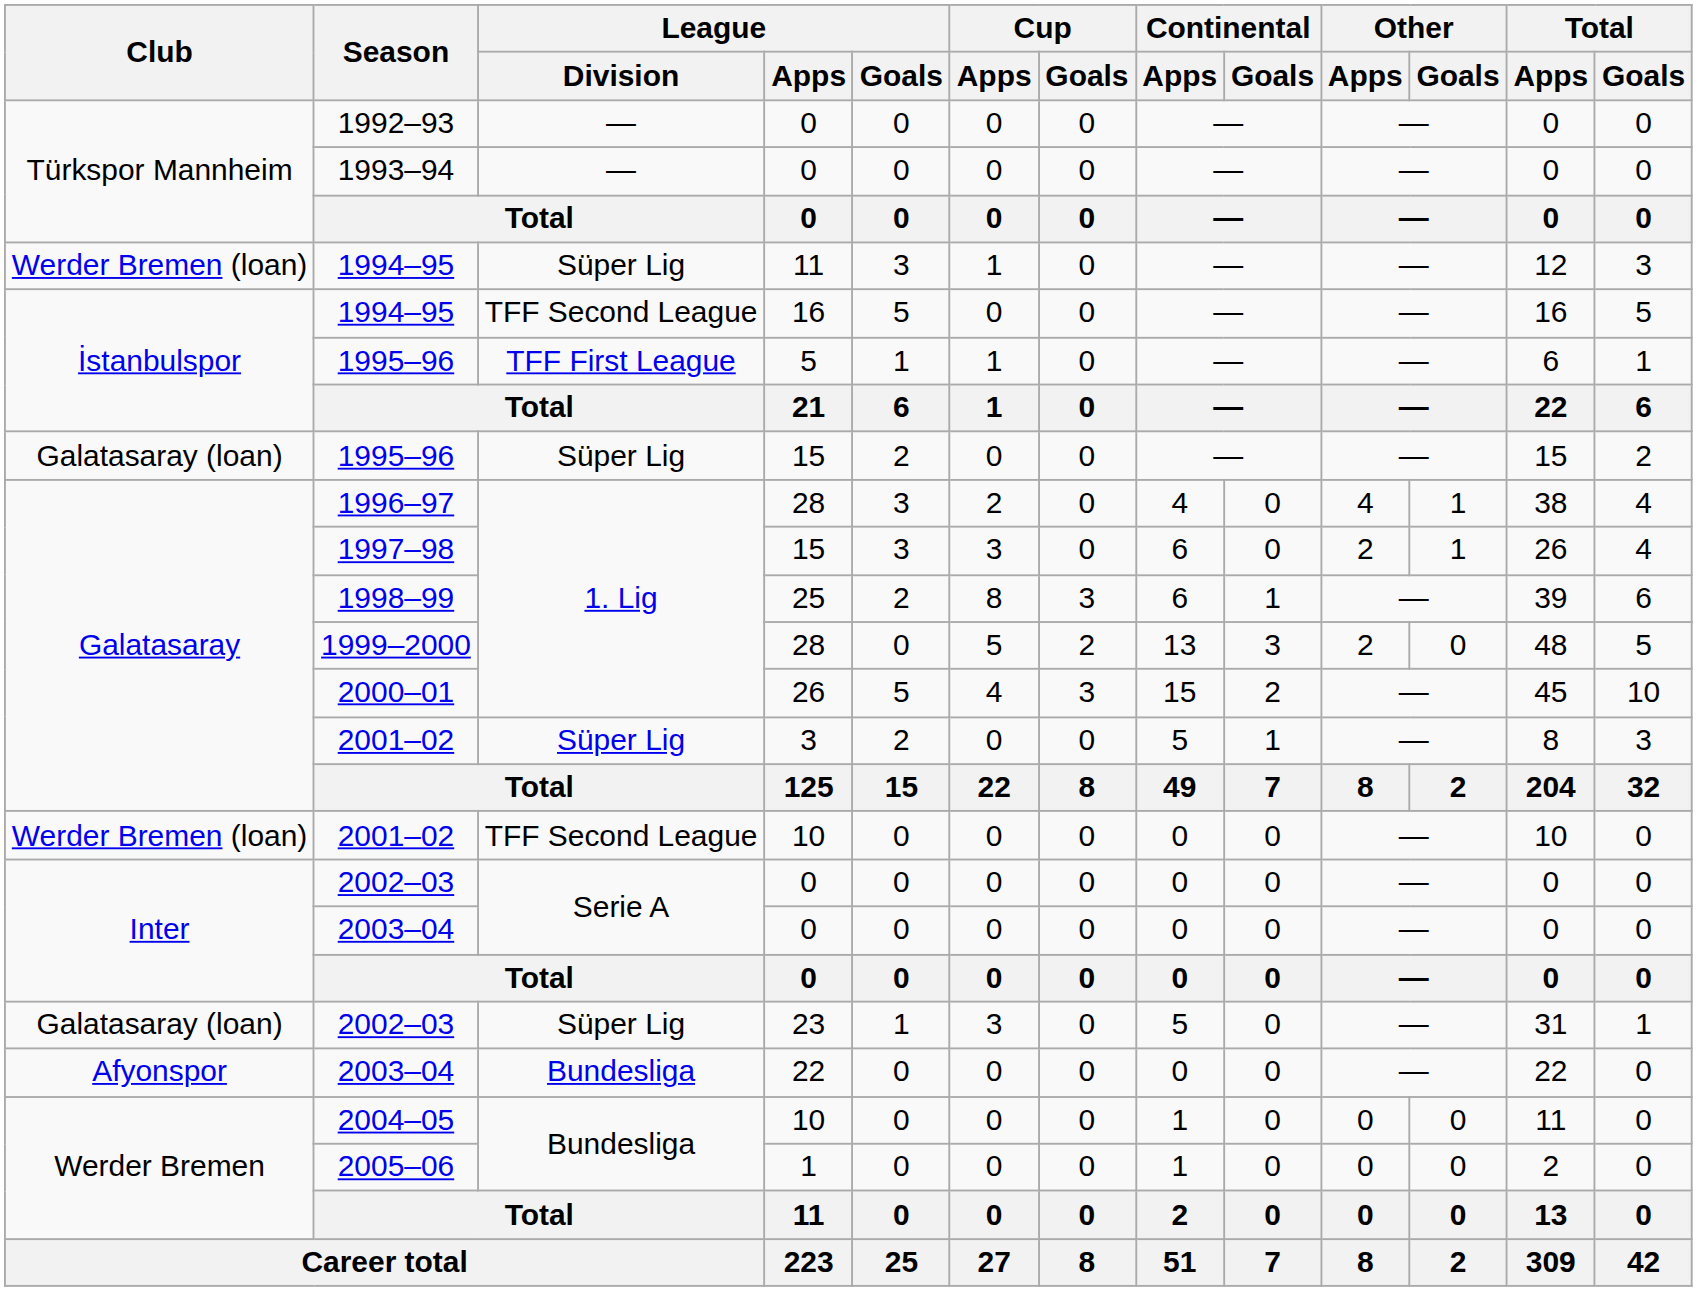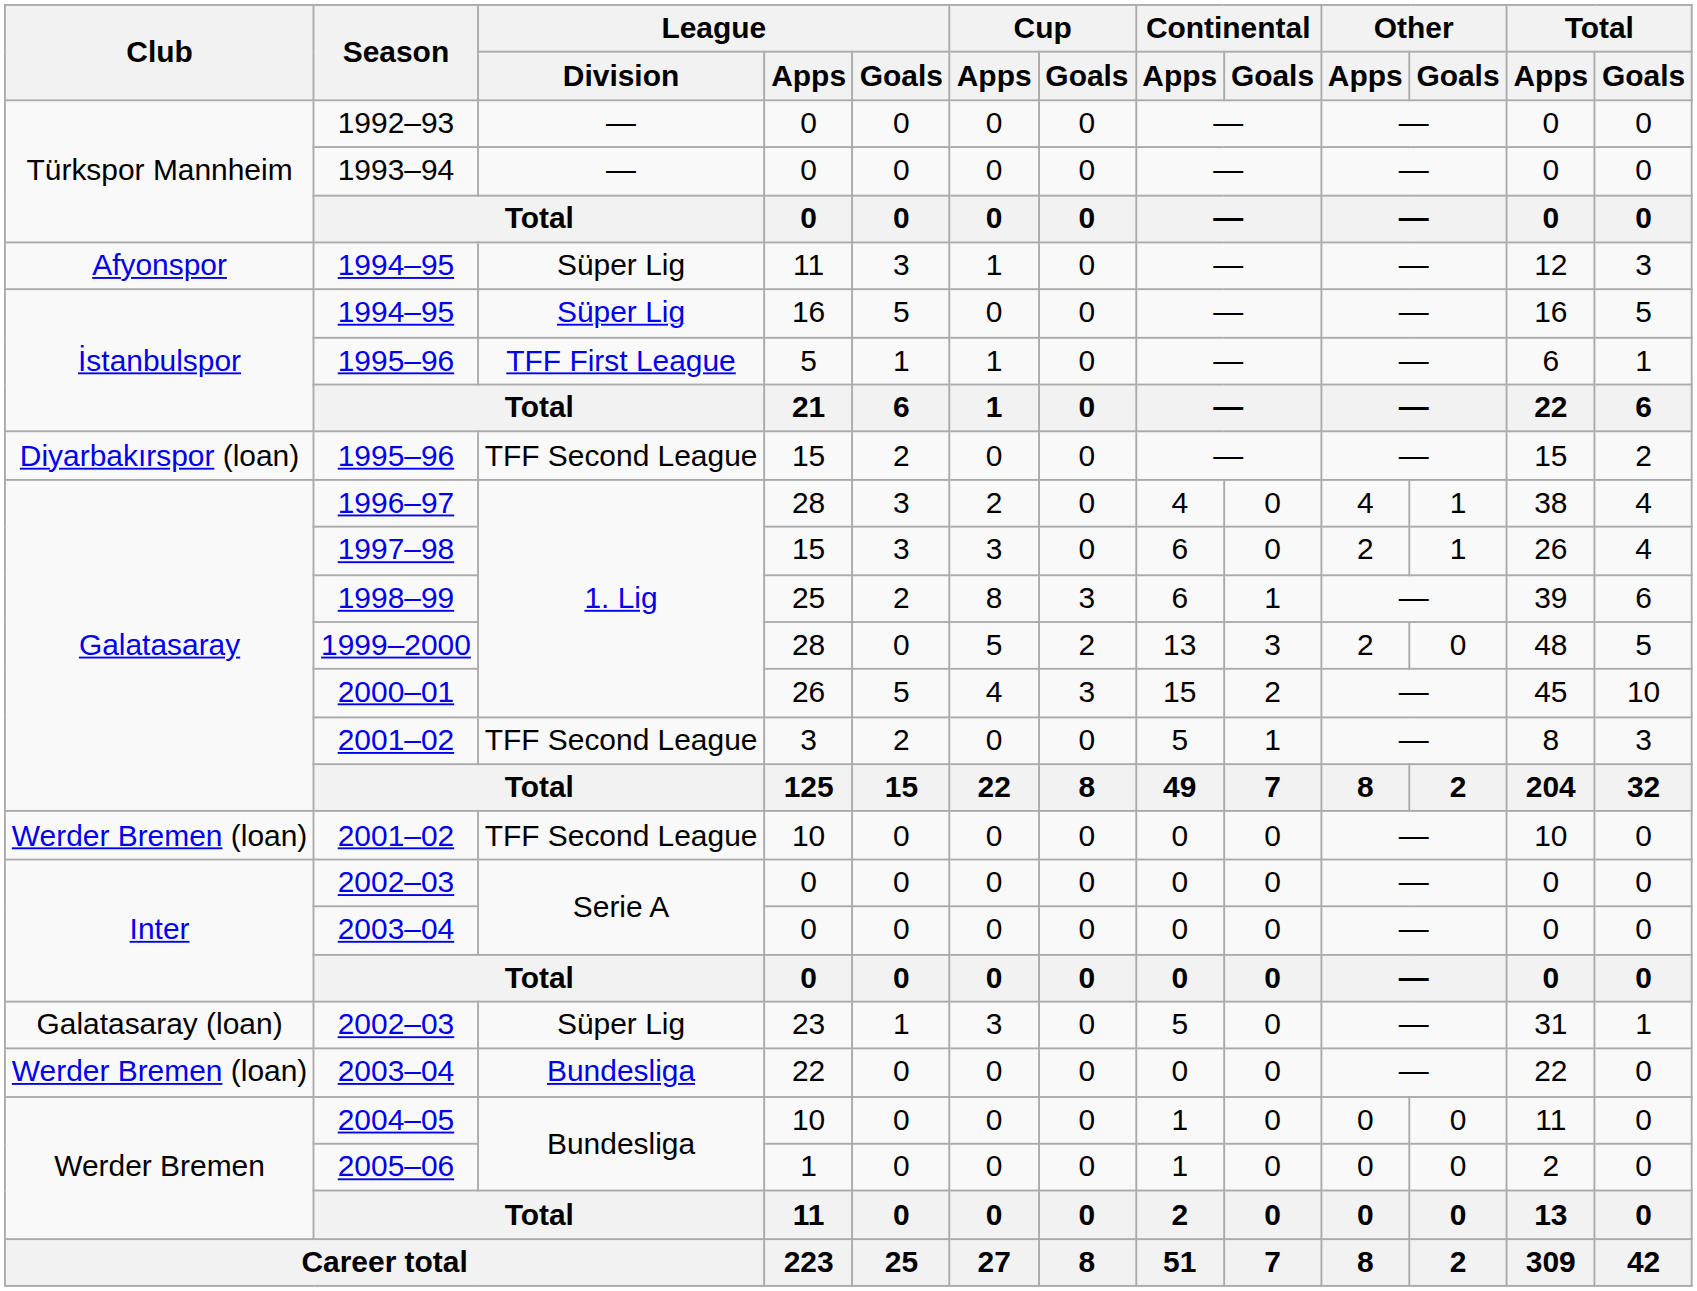(160, 265) Werder Bremen (loan) -> (160, 265) Afyonspor
(621, 312) TFF Second League -> (621, 312) Süper Lig
(160, 455) Galatasaray (loan) -> (160, 455) Diyarbakırspor (loan)
(621, 455) Süper Lig -> (621, 455) TFF Second League
(621, 739) Süper Lig -> (621, 739) TFF Second League
(160, 1072) Afyonspor -> (160, 1072) Werder Bremen (loan)
